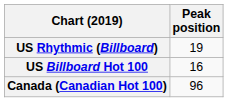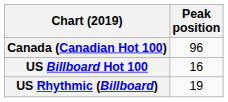rows swapped: (87, 86) <-> (87, 47)
